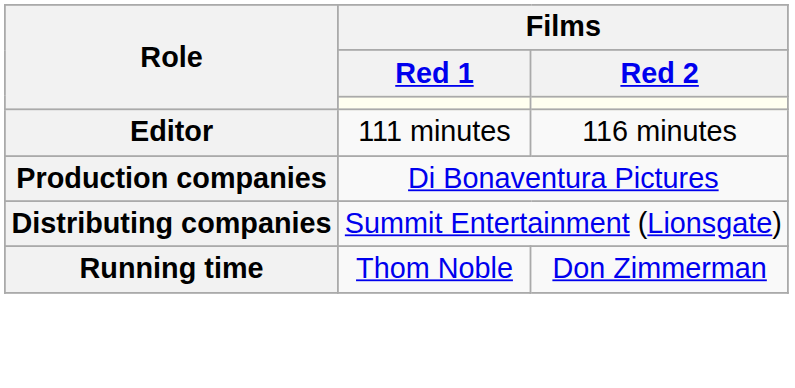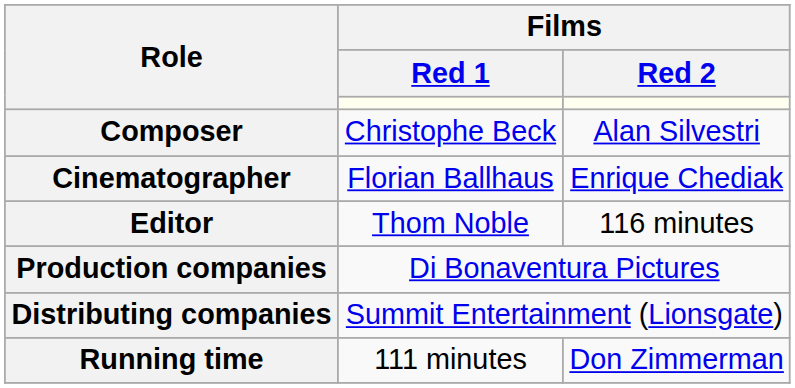+ row: (172, 131)
+ row: (172, 177)
(434, 131) 111 minutes -> (450, 223) Thom Noble
(434, 268) Thom Noble -> (450, 360) 111 minutes
